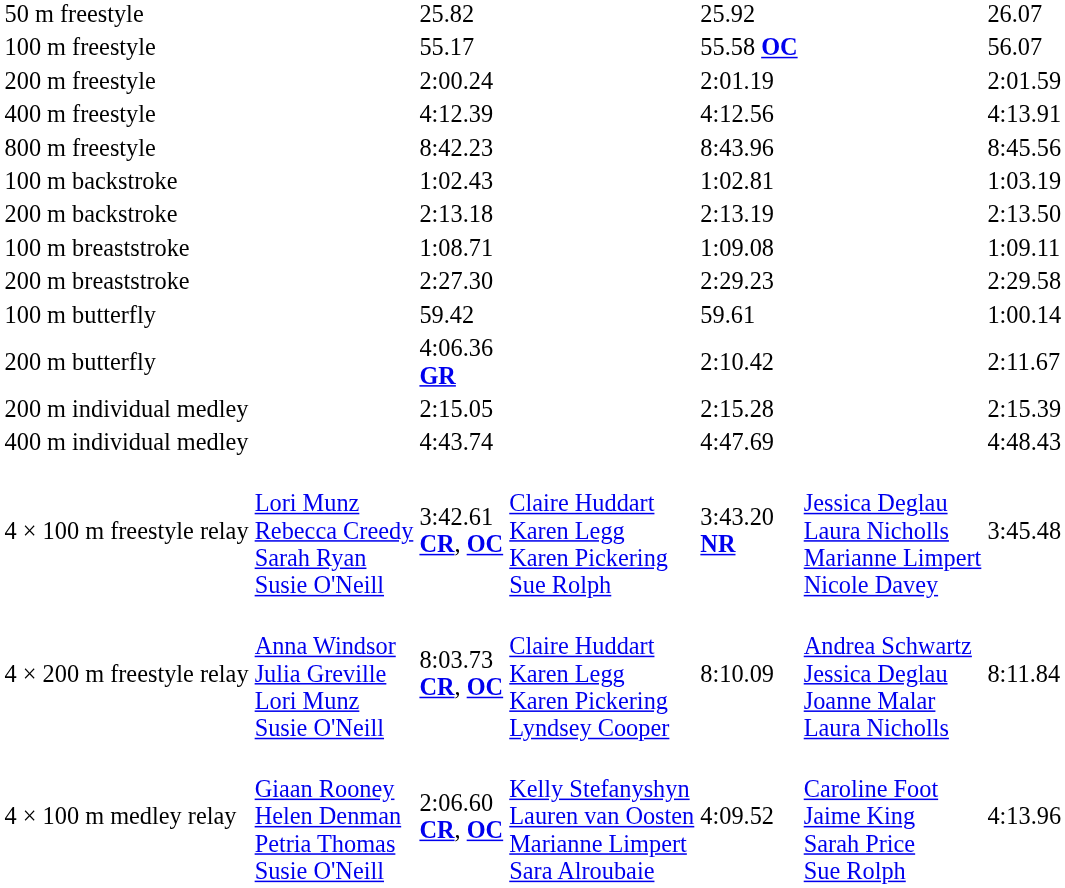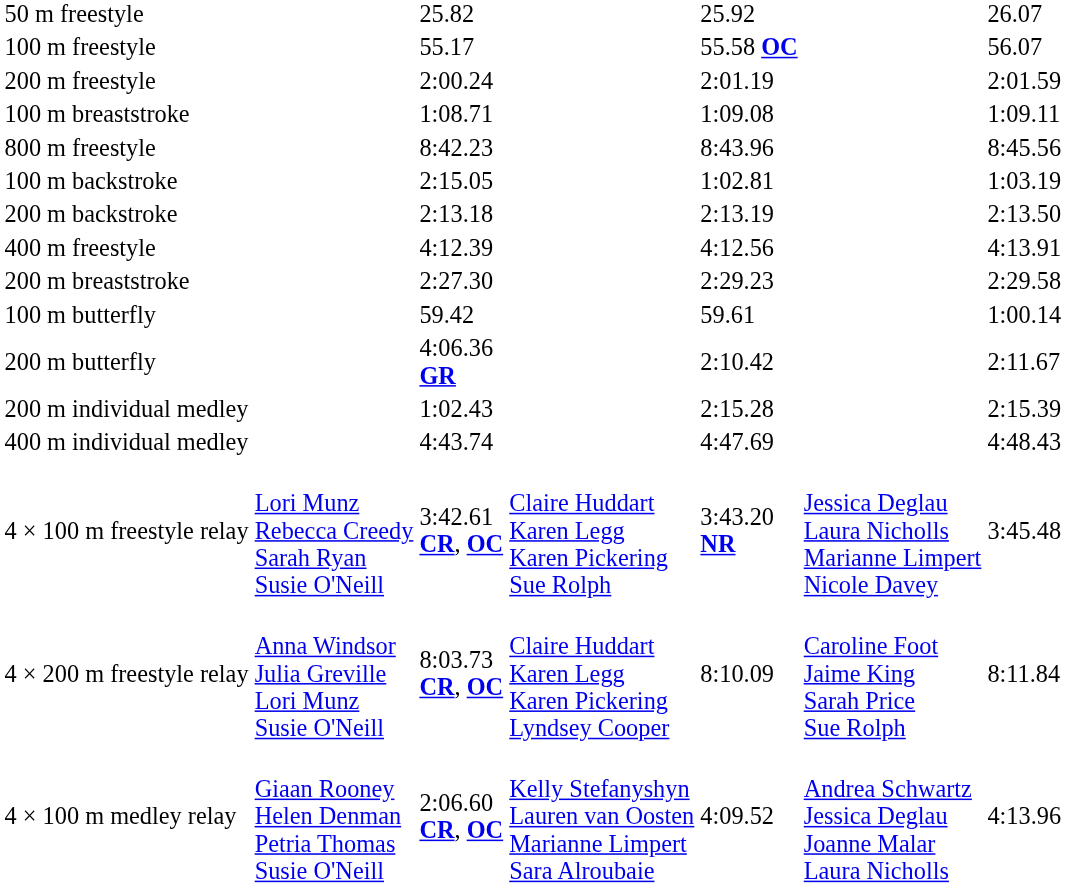rows swapped: (80, 114) <-> (97, 248)
(456, 181) 1:02.43 -> (456, 181) 2:15.05
(456, 409) 2:15.05 -> (456, 409) 1:02.43
(888, 687) Andrea Schwartz Jessica Deglau Joanne Malar Laura Nicholls -> (871, 687) Caroline Foot Jaime King Sarah Price Sue Rolph
(871, 830) Caroline Foot Jaime King Sarah Price Sue Rolph -> (888, 830) Andrea Schwartz Jessica Deglau Joanne Malar Laura Nicholls
